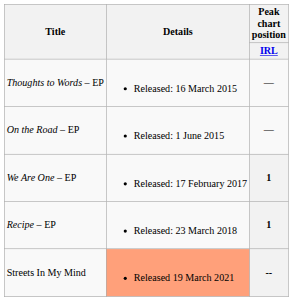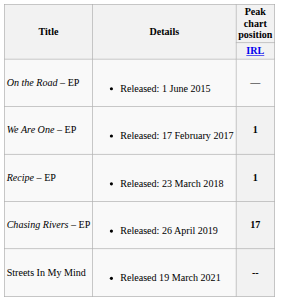- row: (55, 82)
+ row: (48, 225)
(178, 278) lightsalmon background -> (164, 278) no background
